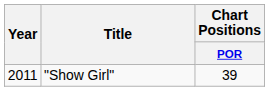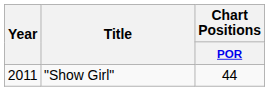(230, 75) 39 -> (230, 75) 44
